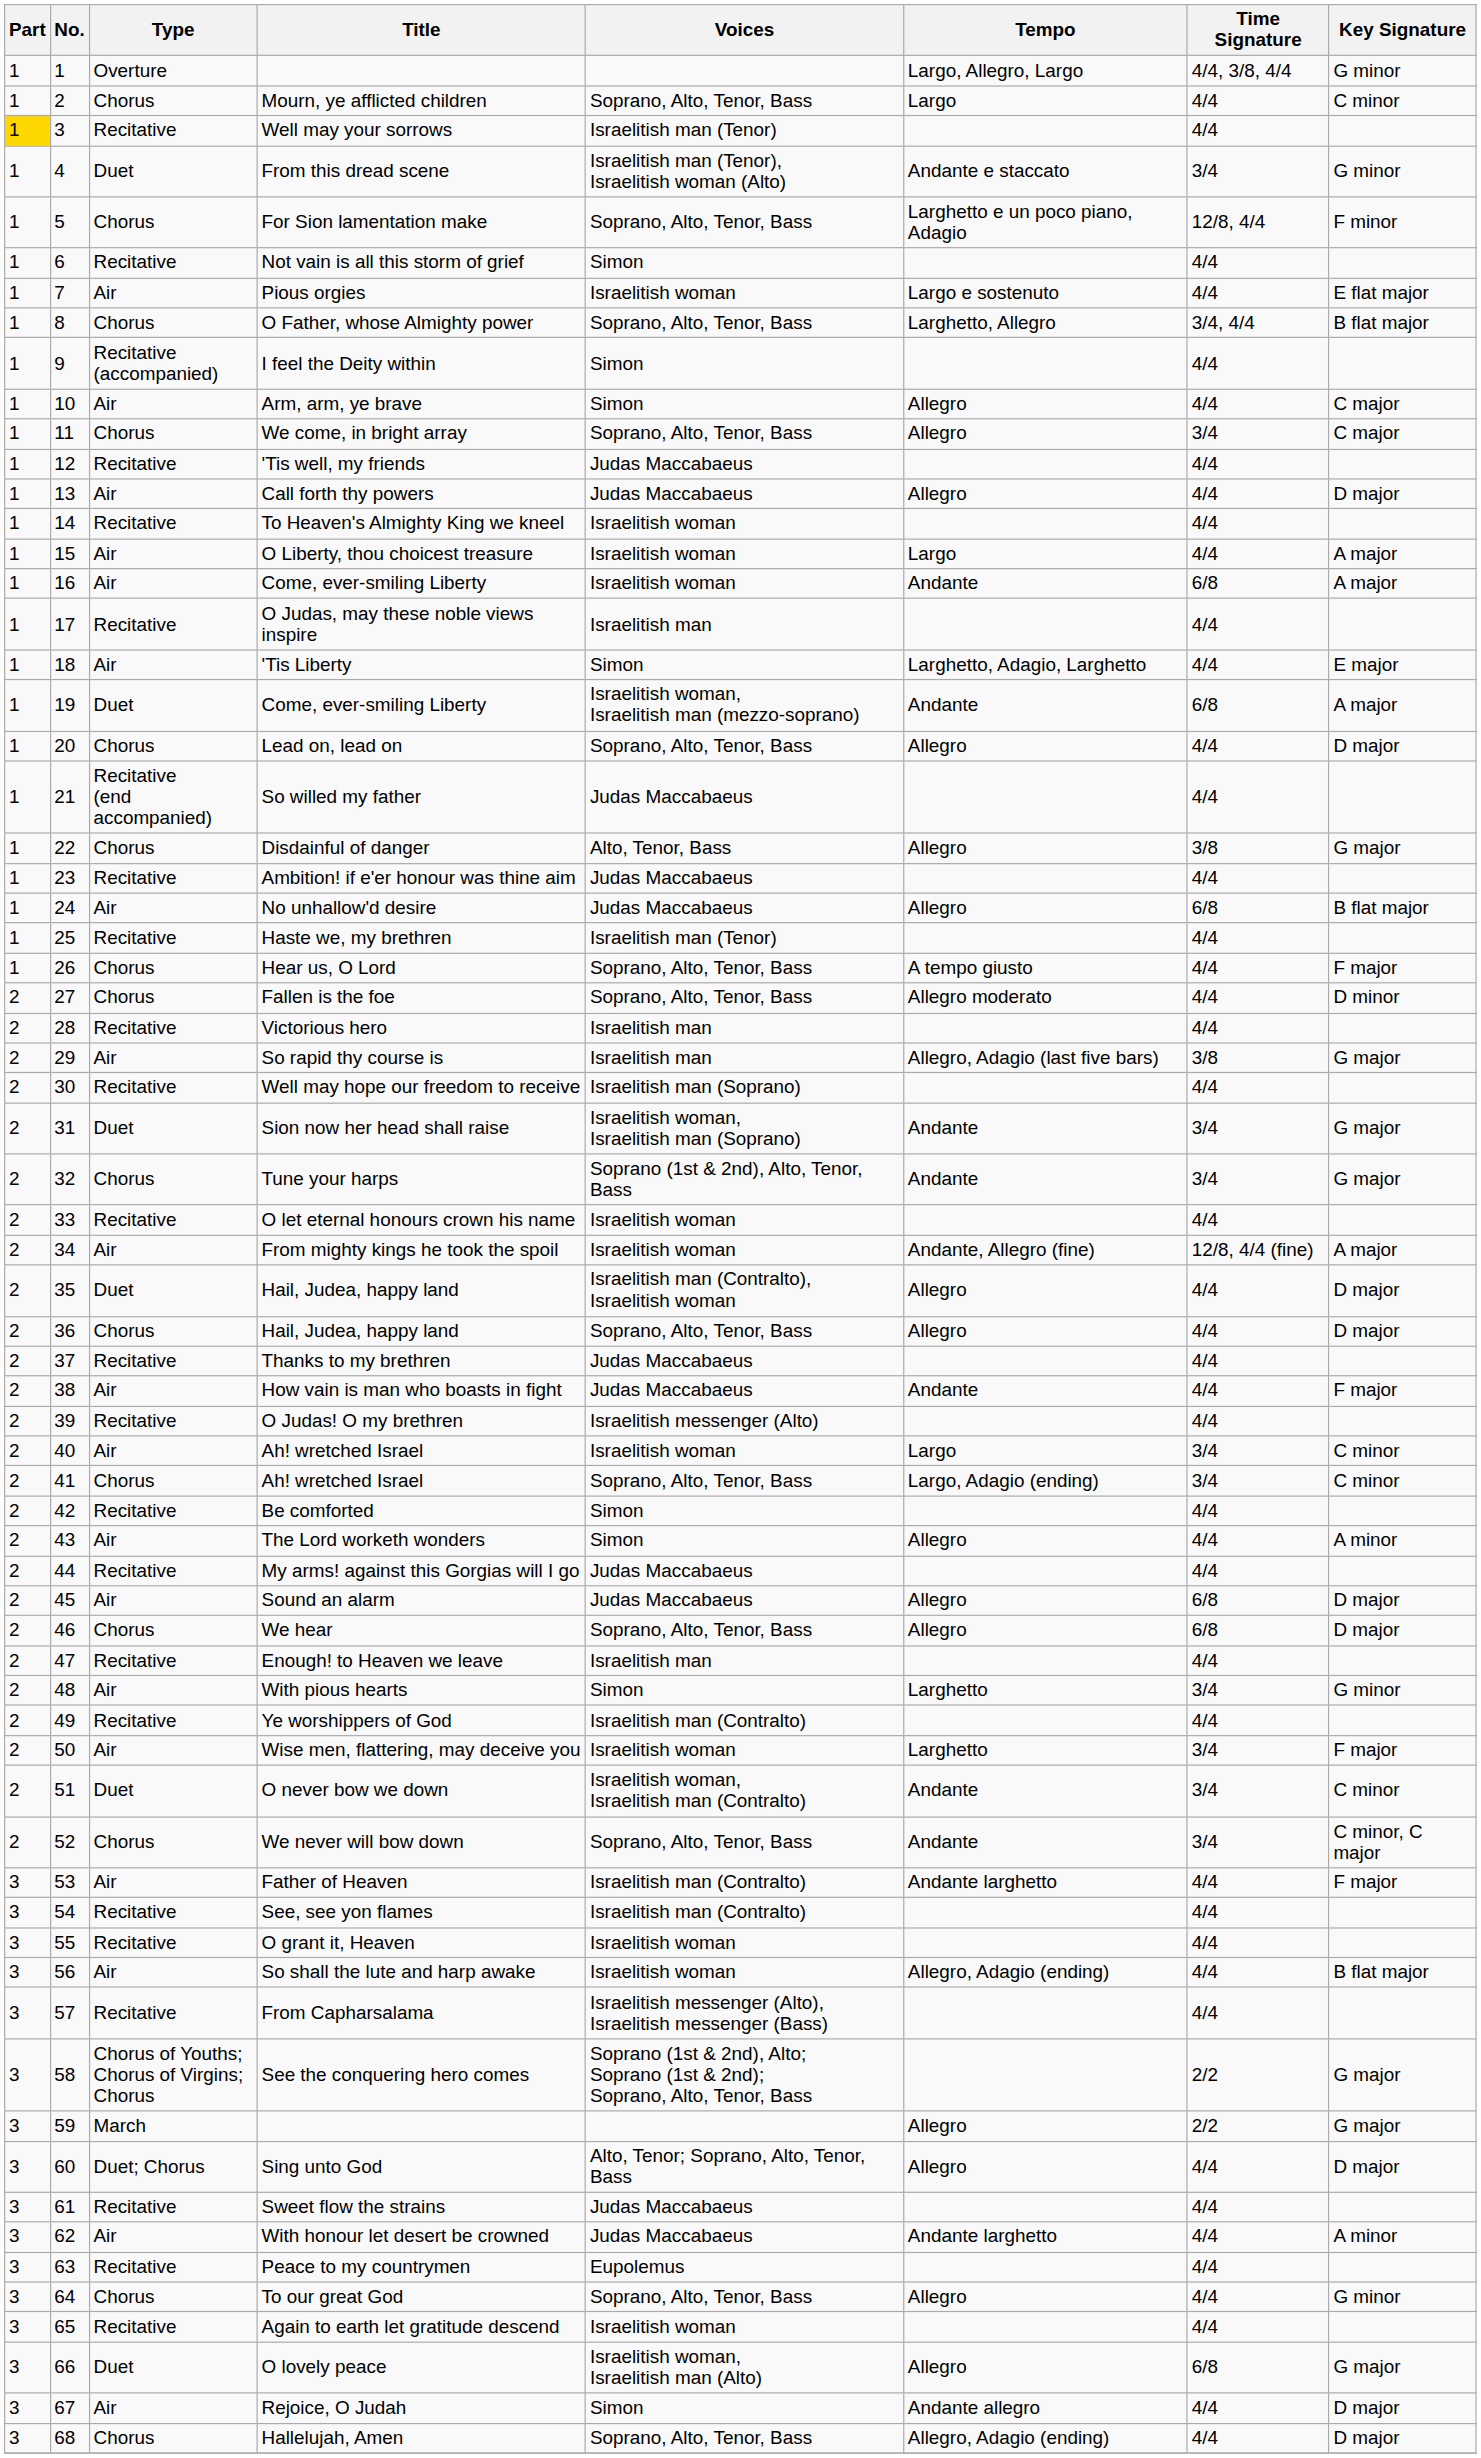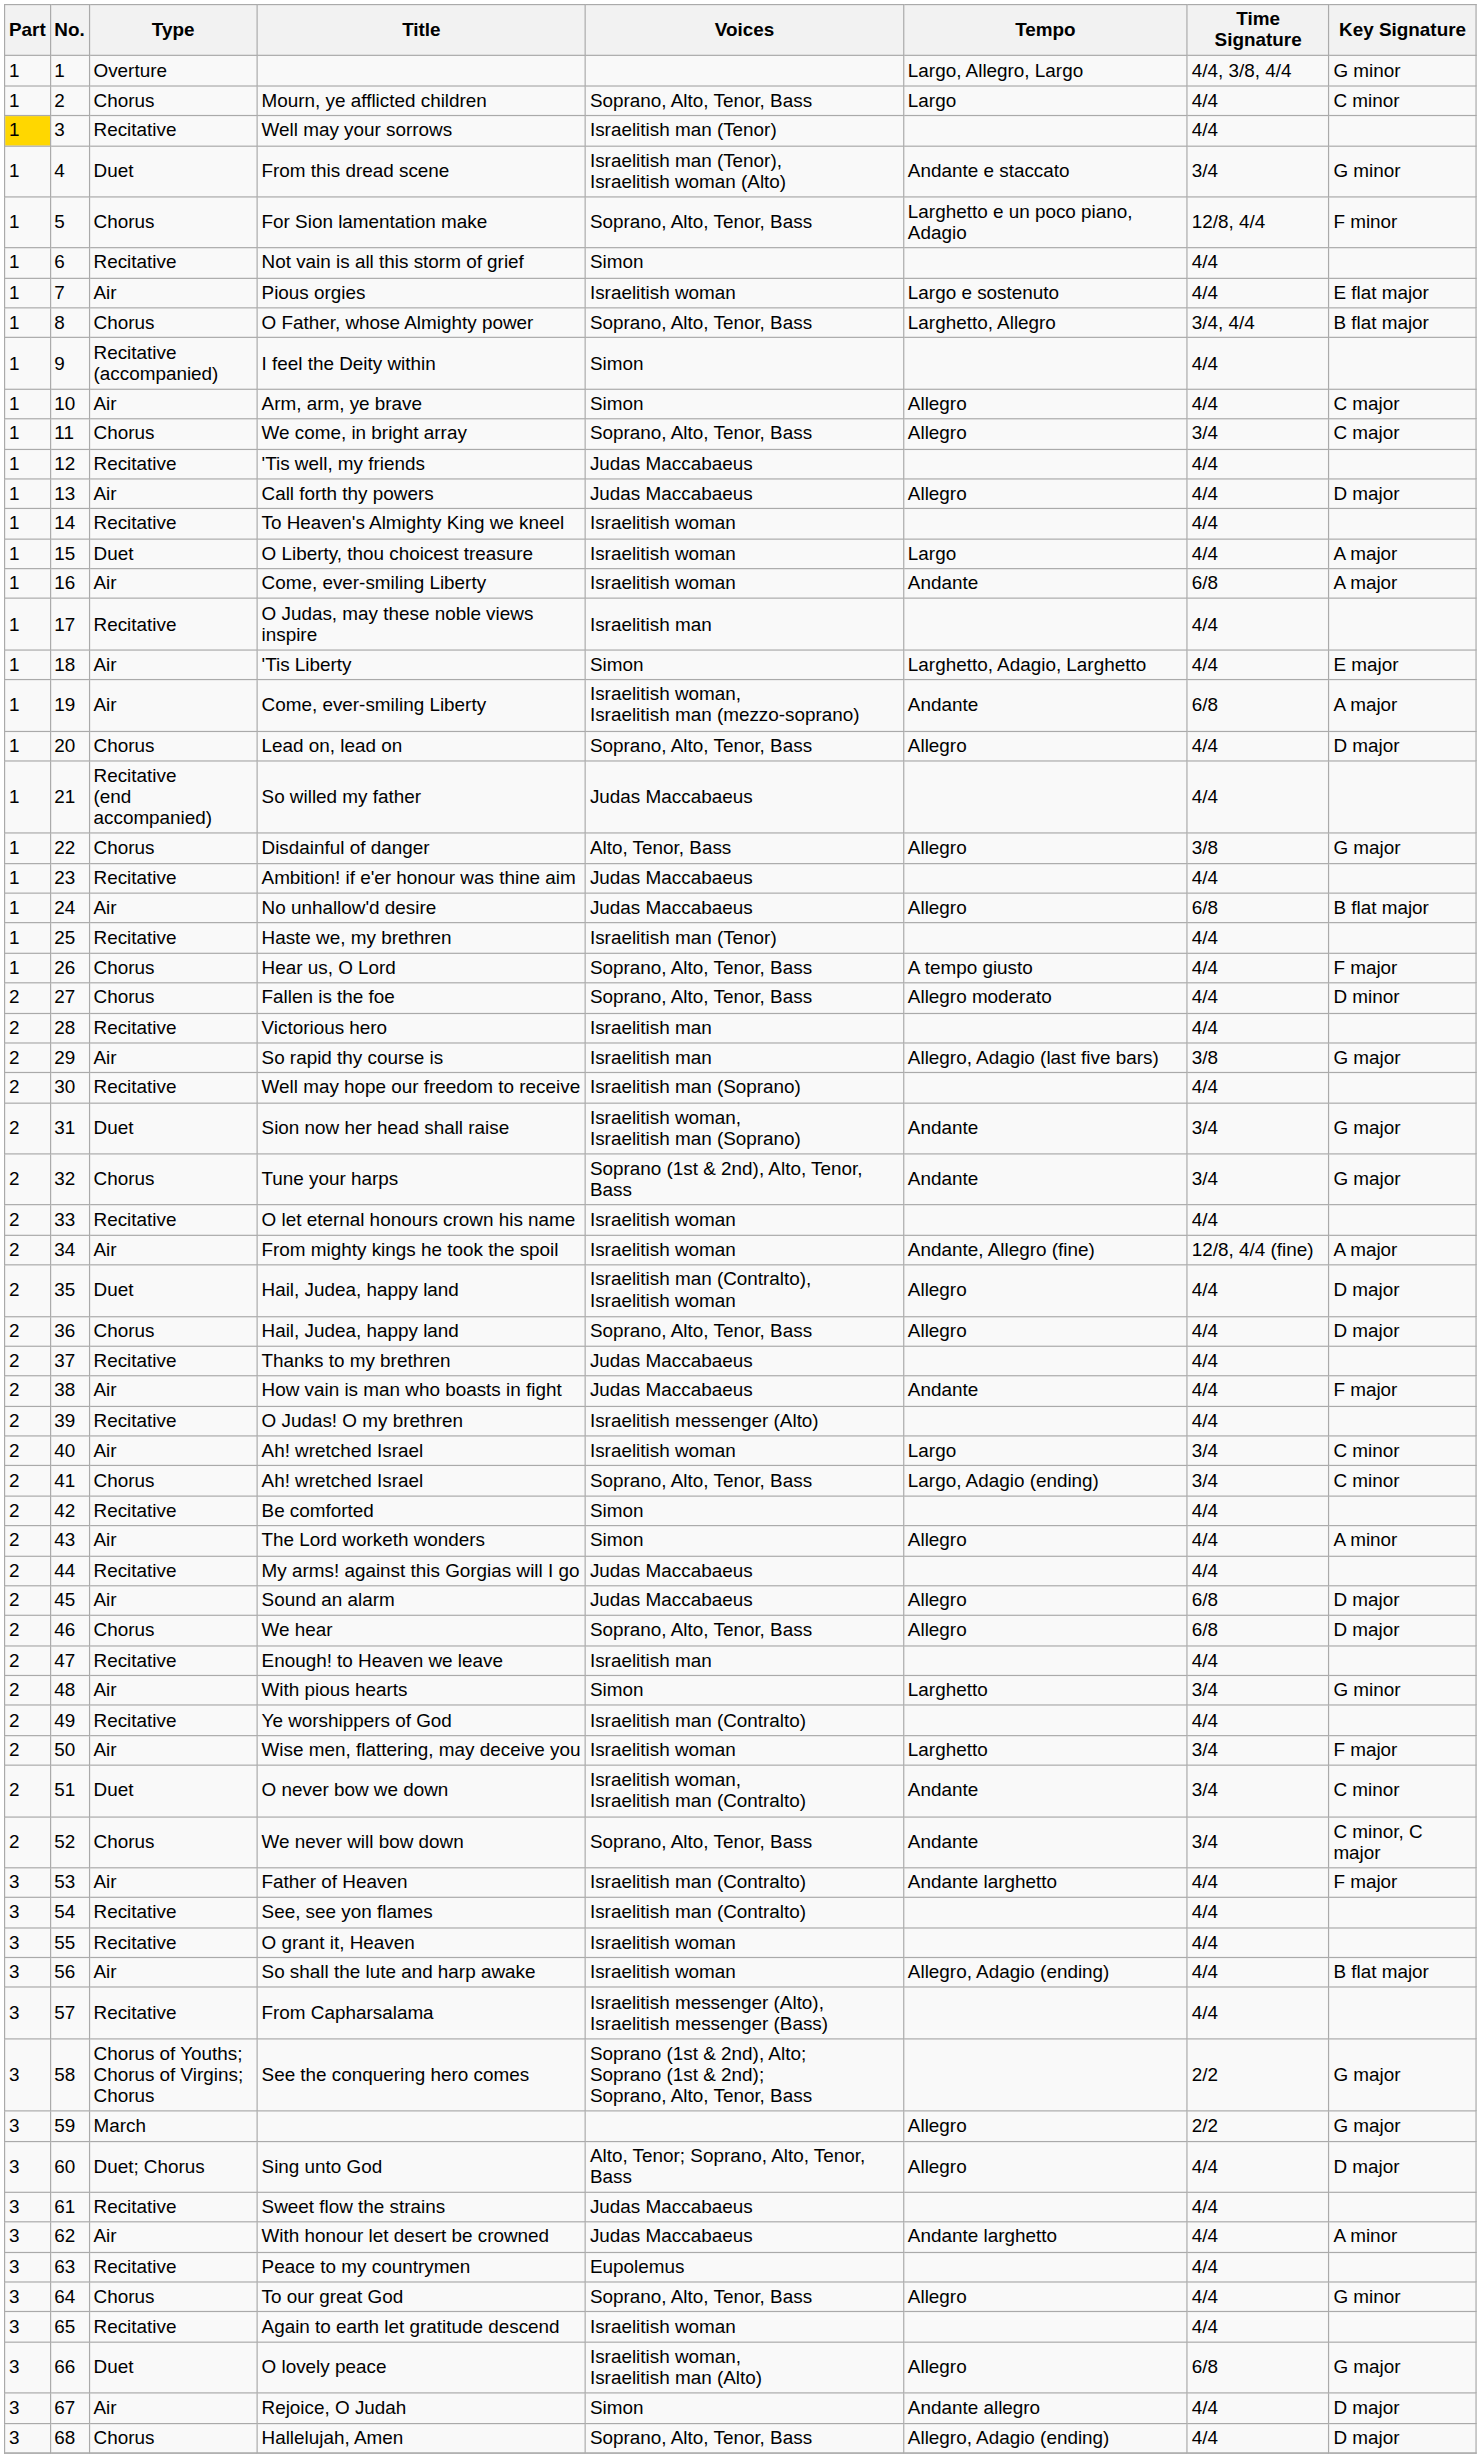(105, 553) Air -> (113, 553) Duet
(113, 705) Duet -> (105, 705) Air
